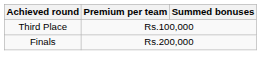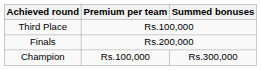+ row: (43, 57)
